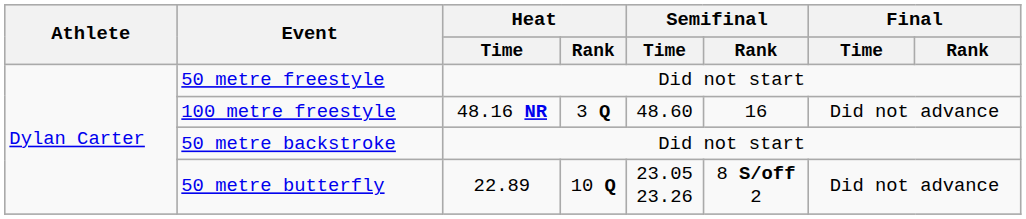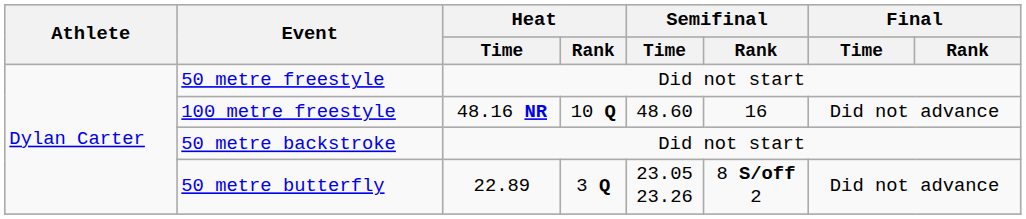(593, 112) 3 Q -> (593, 112) 10 Q
(593, 186) 10 Q -> (593, 186) 3 Q
